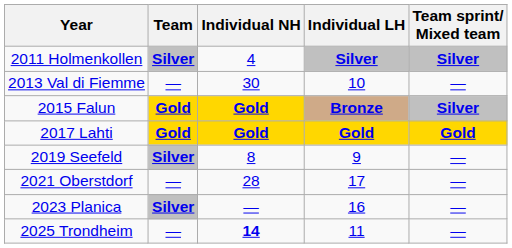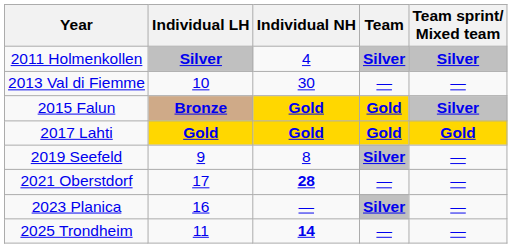columns swapped: (357, 25) <-> (173, 25)
(251, 181) normal -> (306, 181) bold
